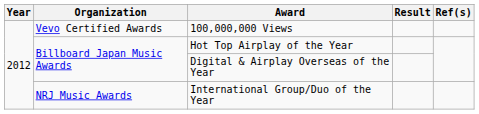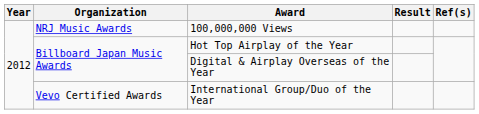(99, 29) Vevo Certified Awards -> (84, 29) NRJ Music Awards
(84, 95) NRJ Music Awards -> (99, 95) Vevo Certified Awards
